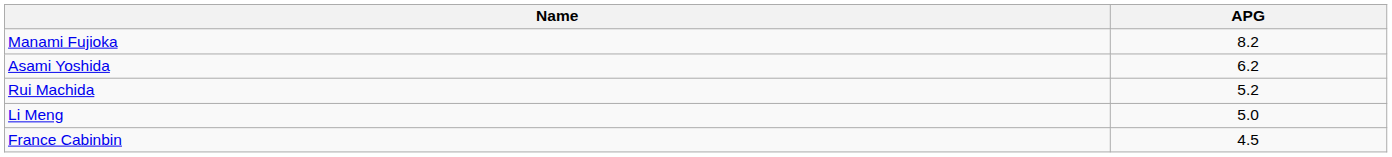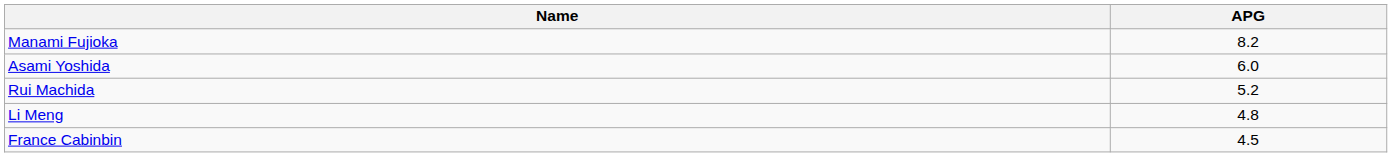(1248, 66) 6.2 -> (1248, 66) 6.0
(1248, 115) 5.0 -> (1248, 115) 4.8
